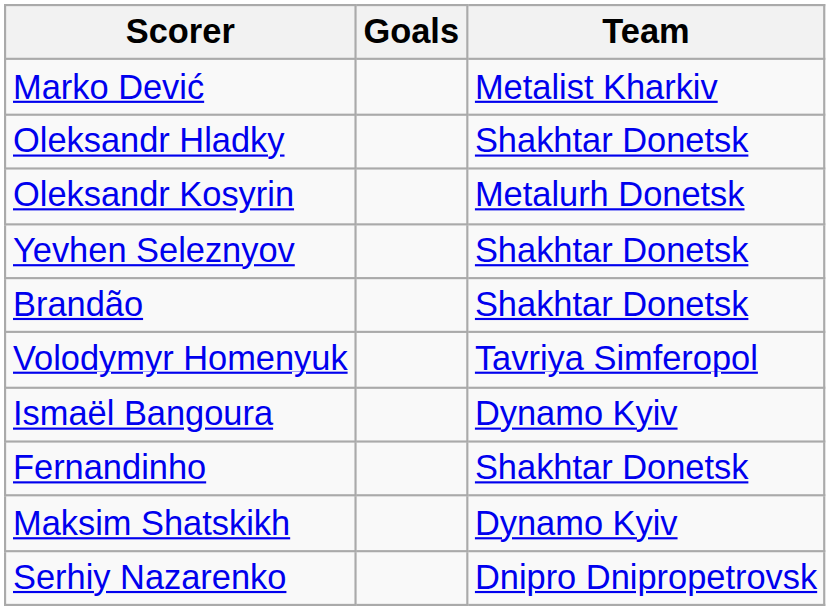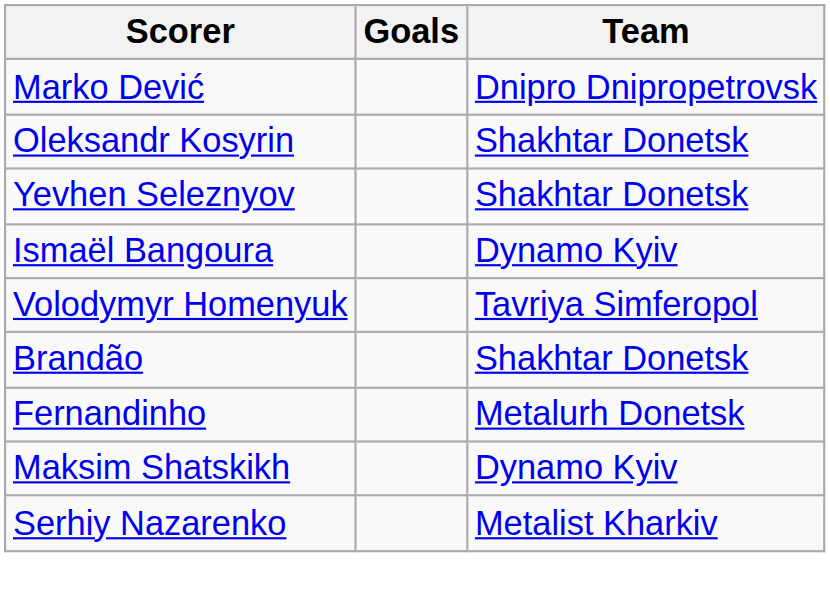(596, 86) Metalist Kharkiv -> (646, 86) Dnipro Dnipropetrovsk
- row: (149, 140)
(610, 195) Metalurh Donetsk -> (612, 140) Shakhtar Donetsk
rows swapped: (143, 413) <-> (78, 304)
(612, 468) Shakhtar Donetsk -> (610, 413) Metalurh Donetsk
(646, 577) Dnipro Dnipropetrovsk -> (596, 522) Metalist Kharkiv
